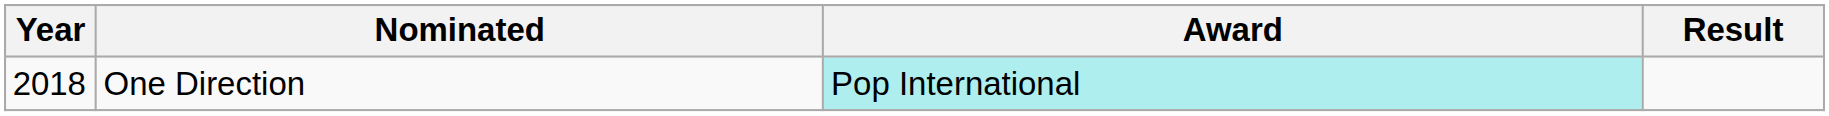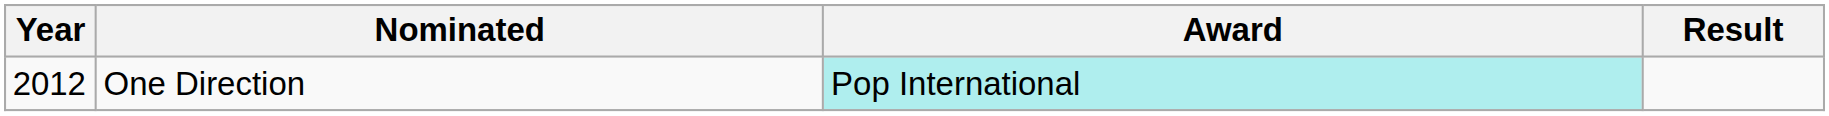(49, 82) 2018 -> (49, 82) 2012
